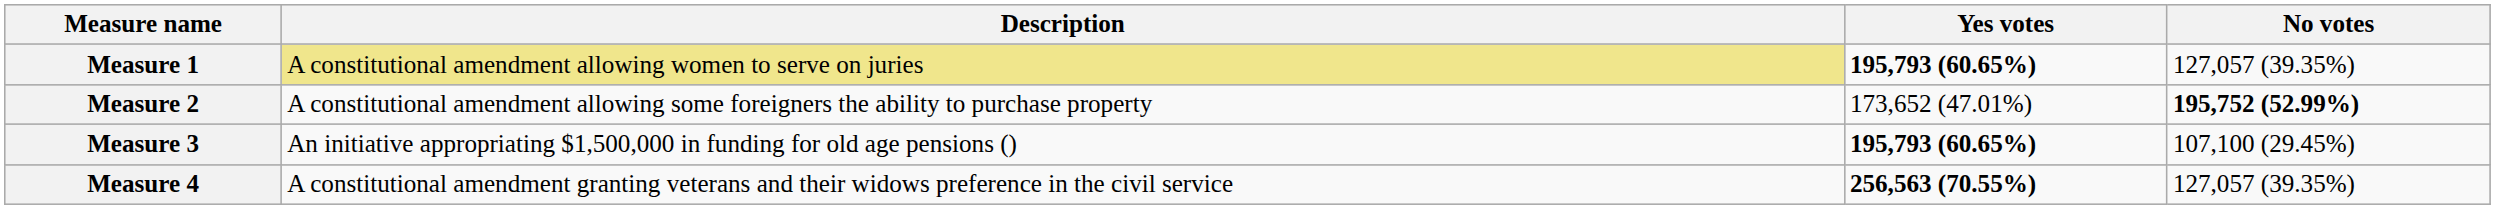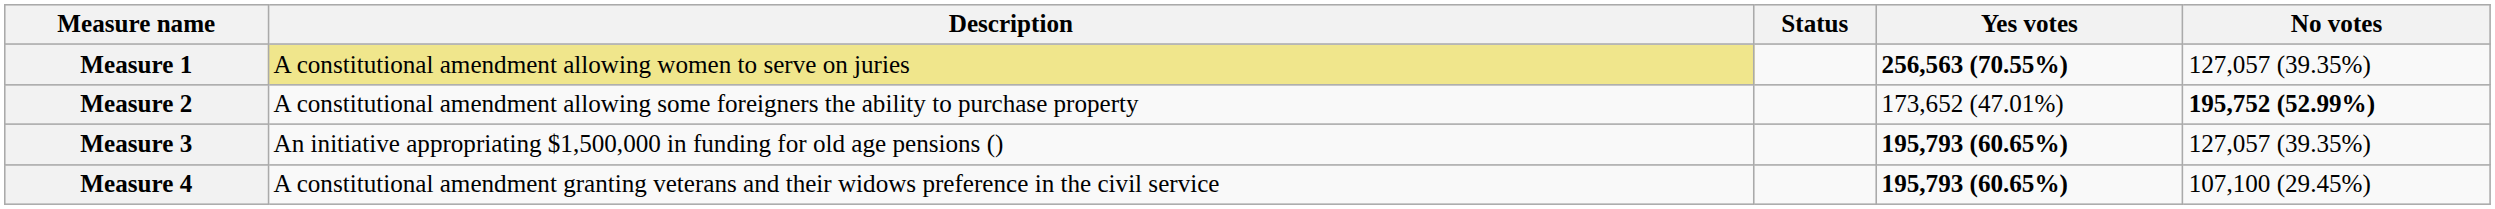+ column: (1815, 24)
(1943, 64) 195,793 (60.65%) -> (1975, 64) 256,563 (70.55%)
(2264, 143) 107,100 (29.45%) -> (2280, 143) 127,057 (39.35%)
(1943, 183) 256,563 (70.55%) -> (1975, 183) 195,793 (60.65%)
(2264, 183) 127,057 (39.35%) -> (2280, 183) 107,100 (29.45%)
